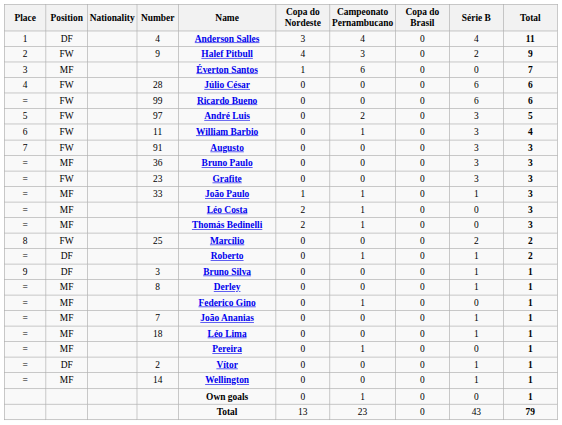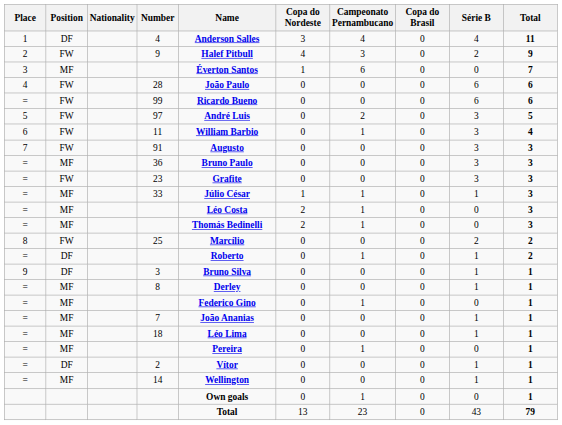(227, 85) Júlio César -> (227, 85) João Paulo
(227, 194) João Paulo -> (227, 194) Júlio César
